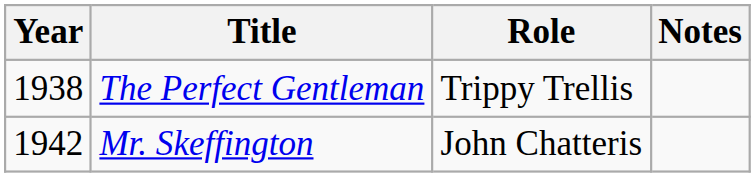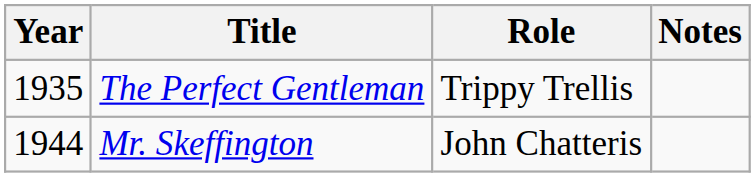(48, 87) 1938 -> (48, 87) 1935
(48, 143) 1942 -> (48, 143) 1944
